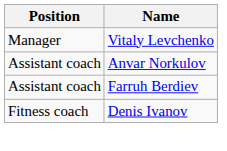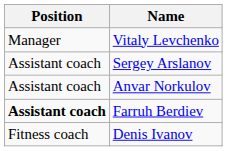+ row: (162, 63)
(54, 87) normal -> (57, 110) bold
